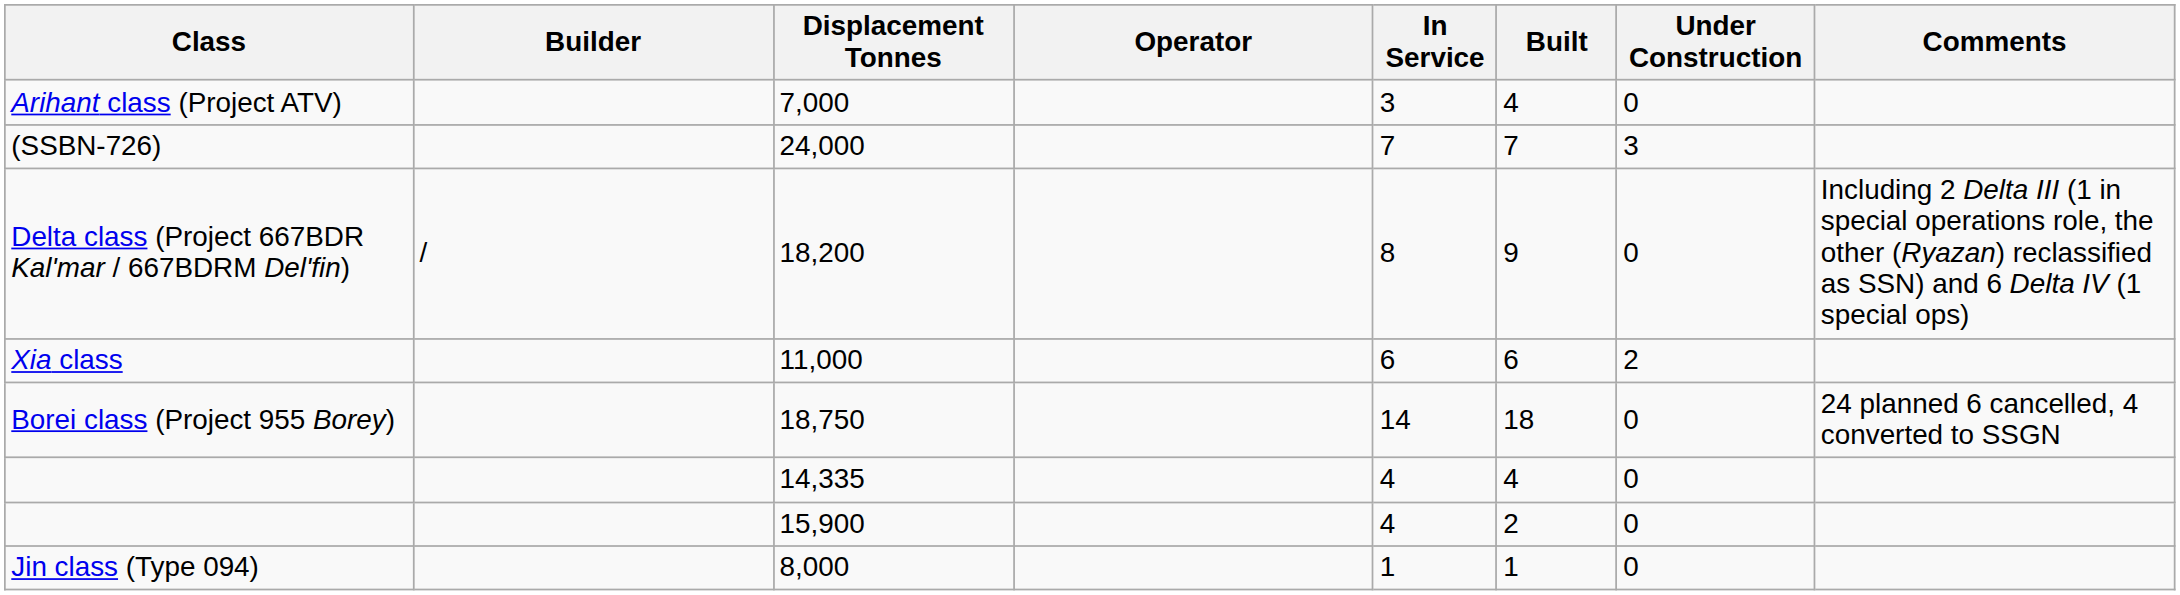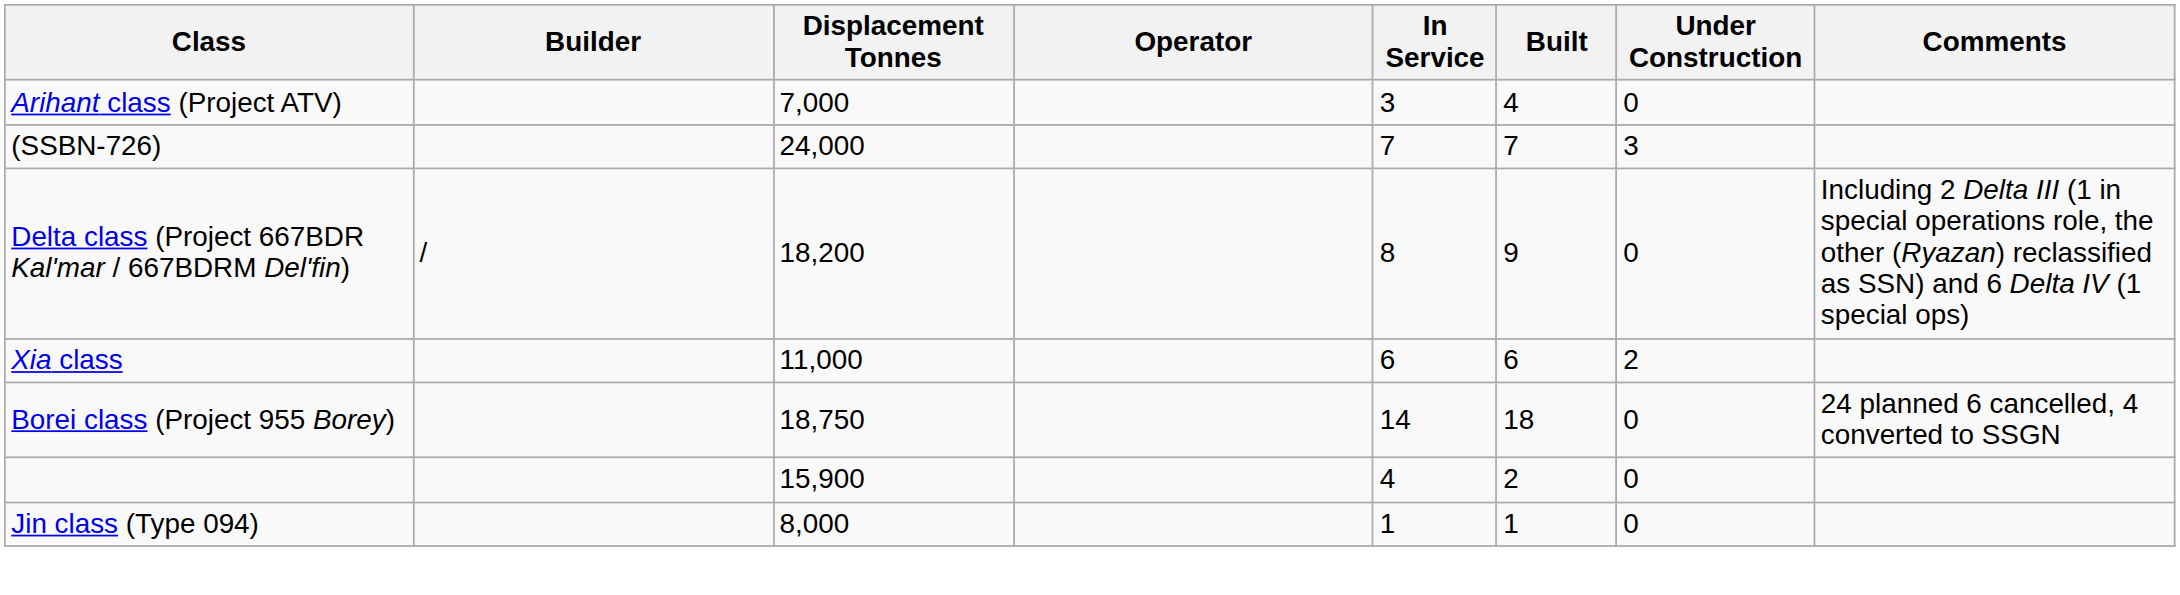- row: (822, 479)
